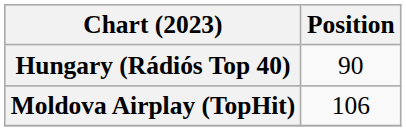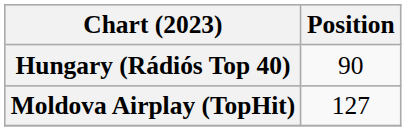(351, 105) 106 -> (351, 105) 127
